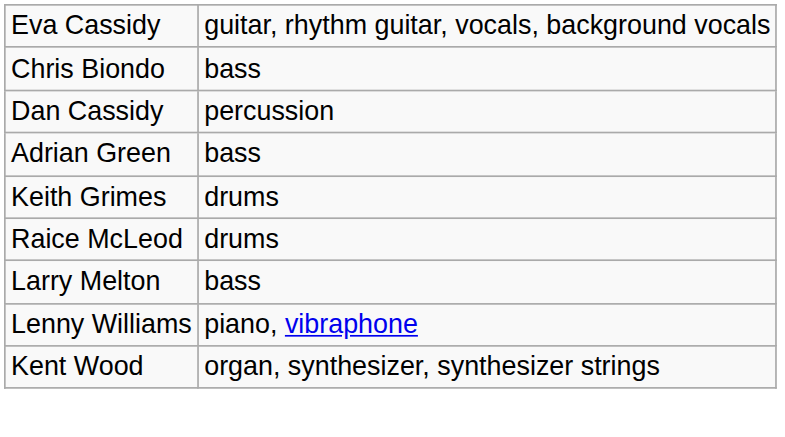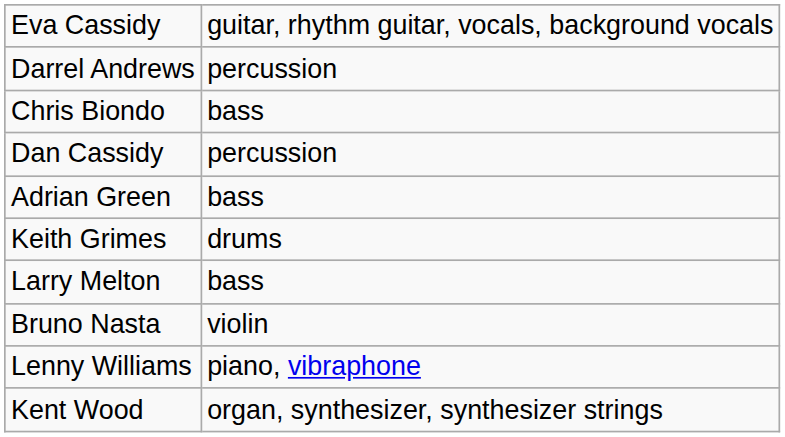+ row: (103, 68)
- row: (97, 238)
+ row: (86, 324)
